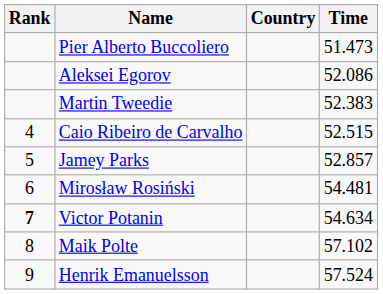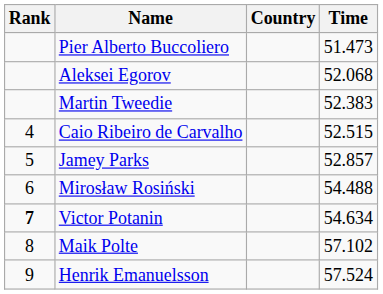(348, 75) 52.086 -> (348, 75) 52.068
(348, 189) 54.481 -> (348, 189) 54.488
